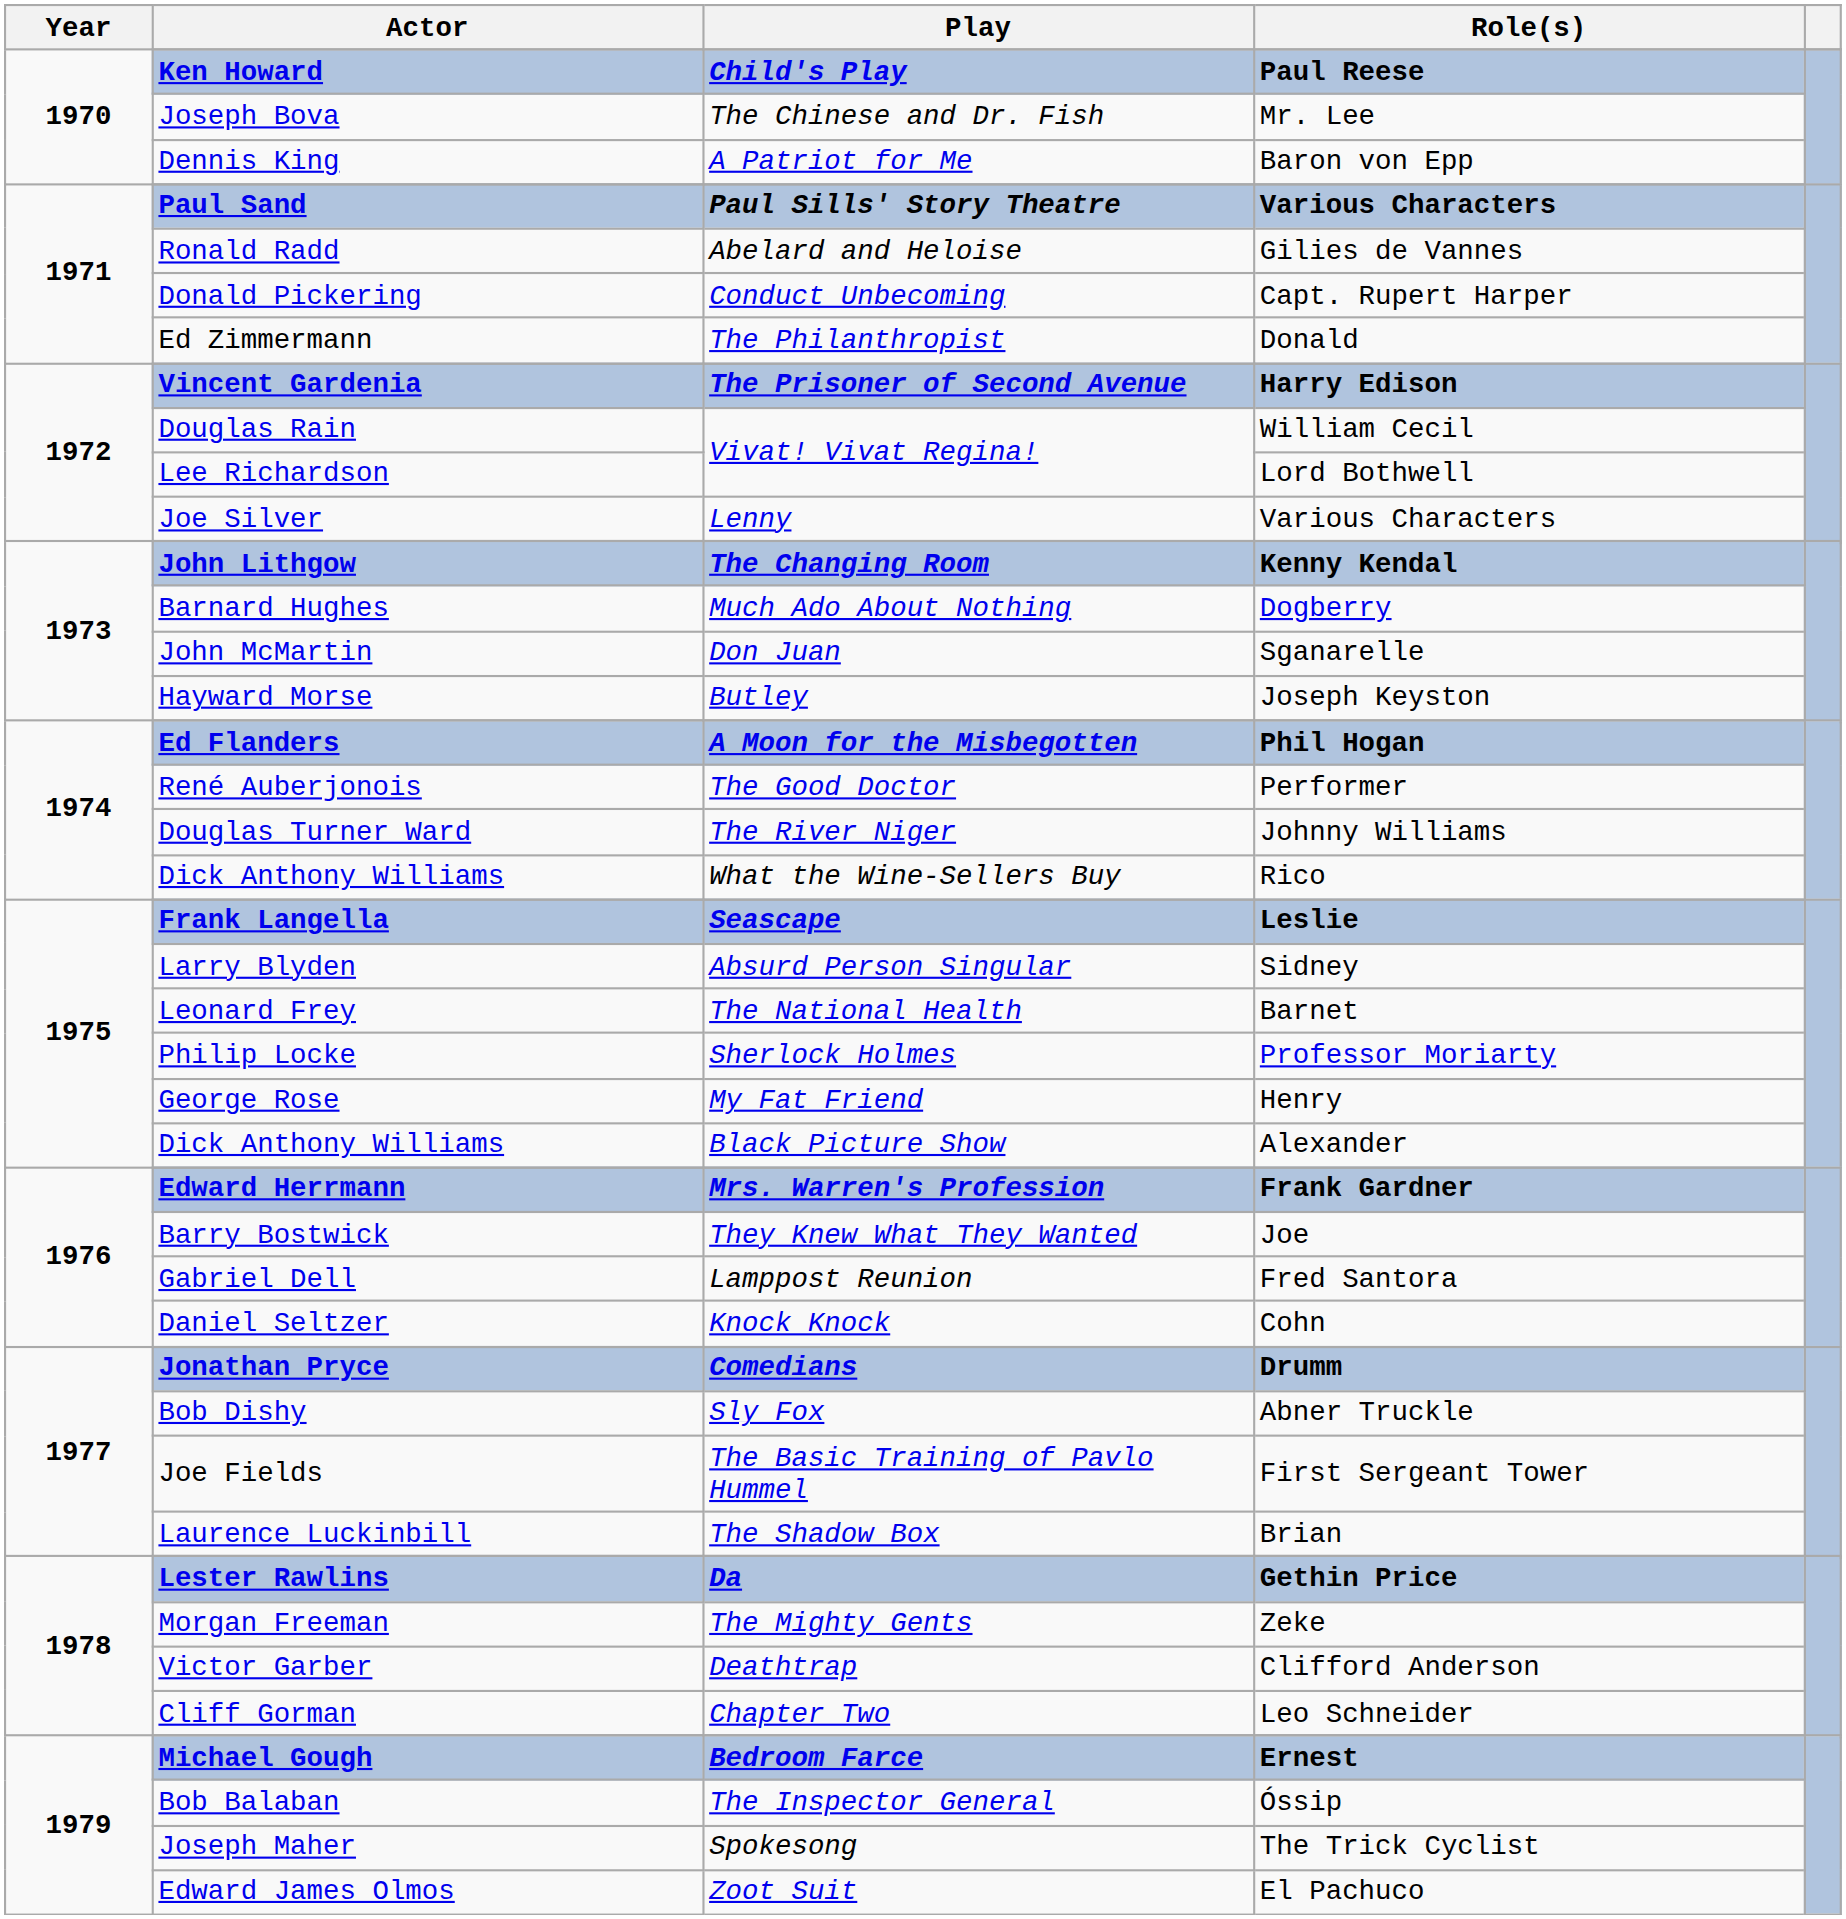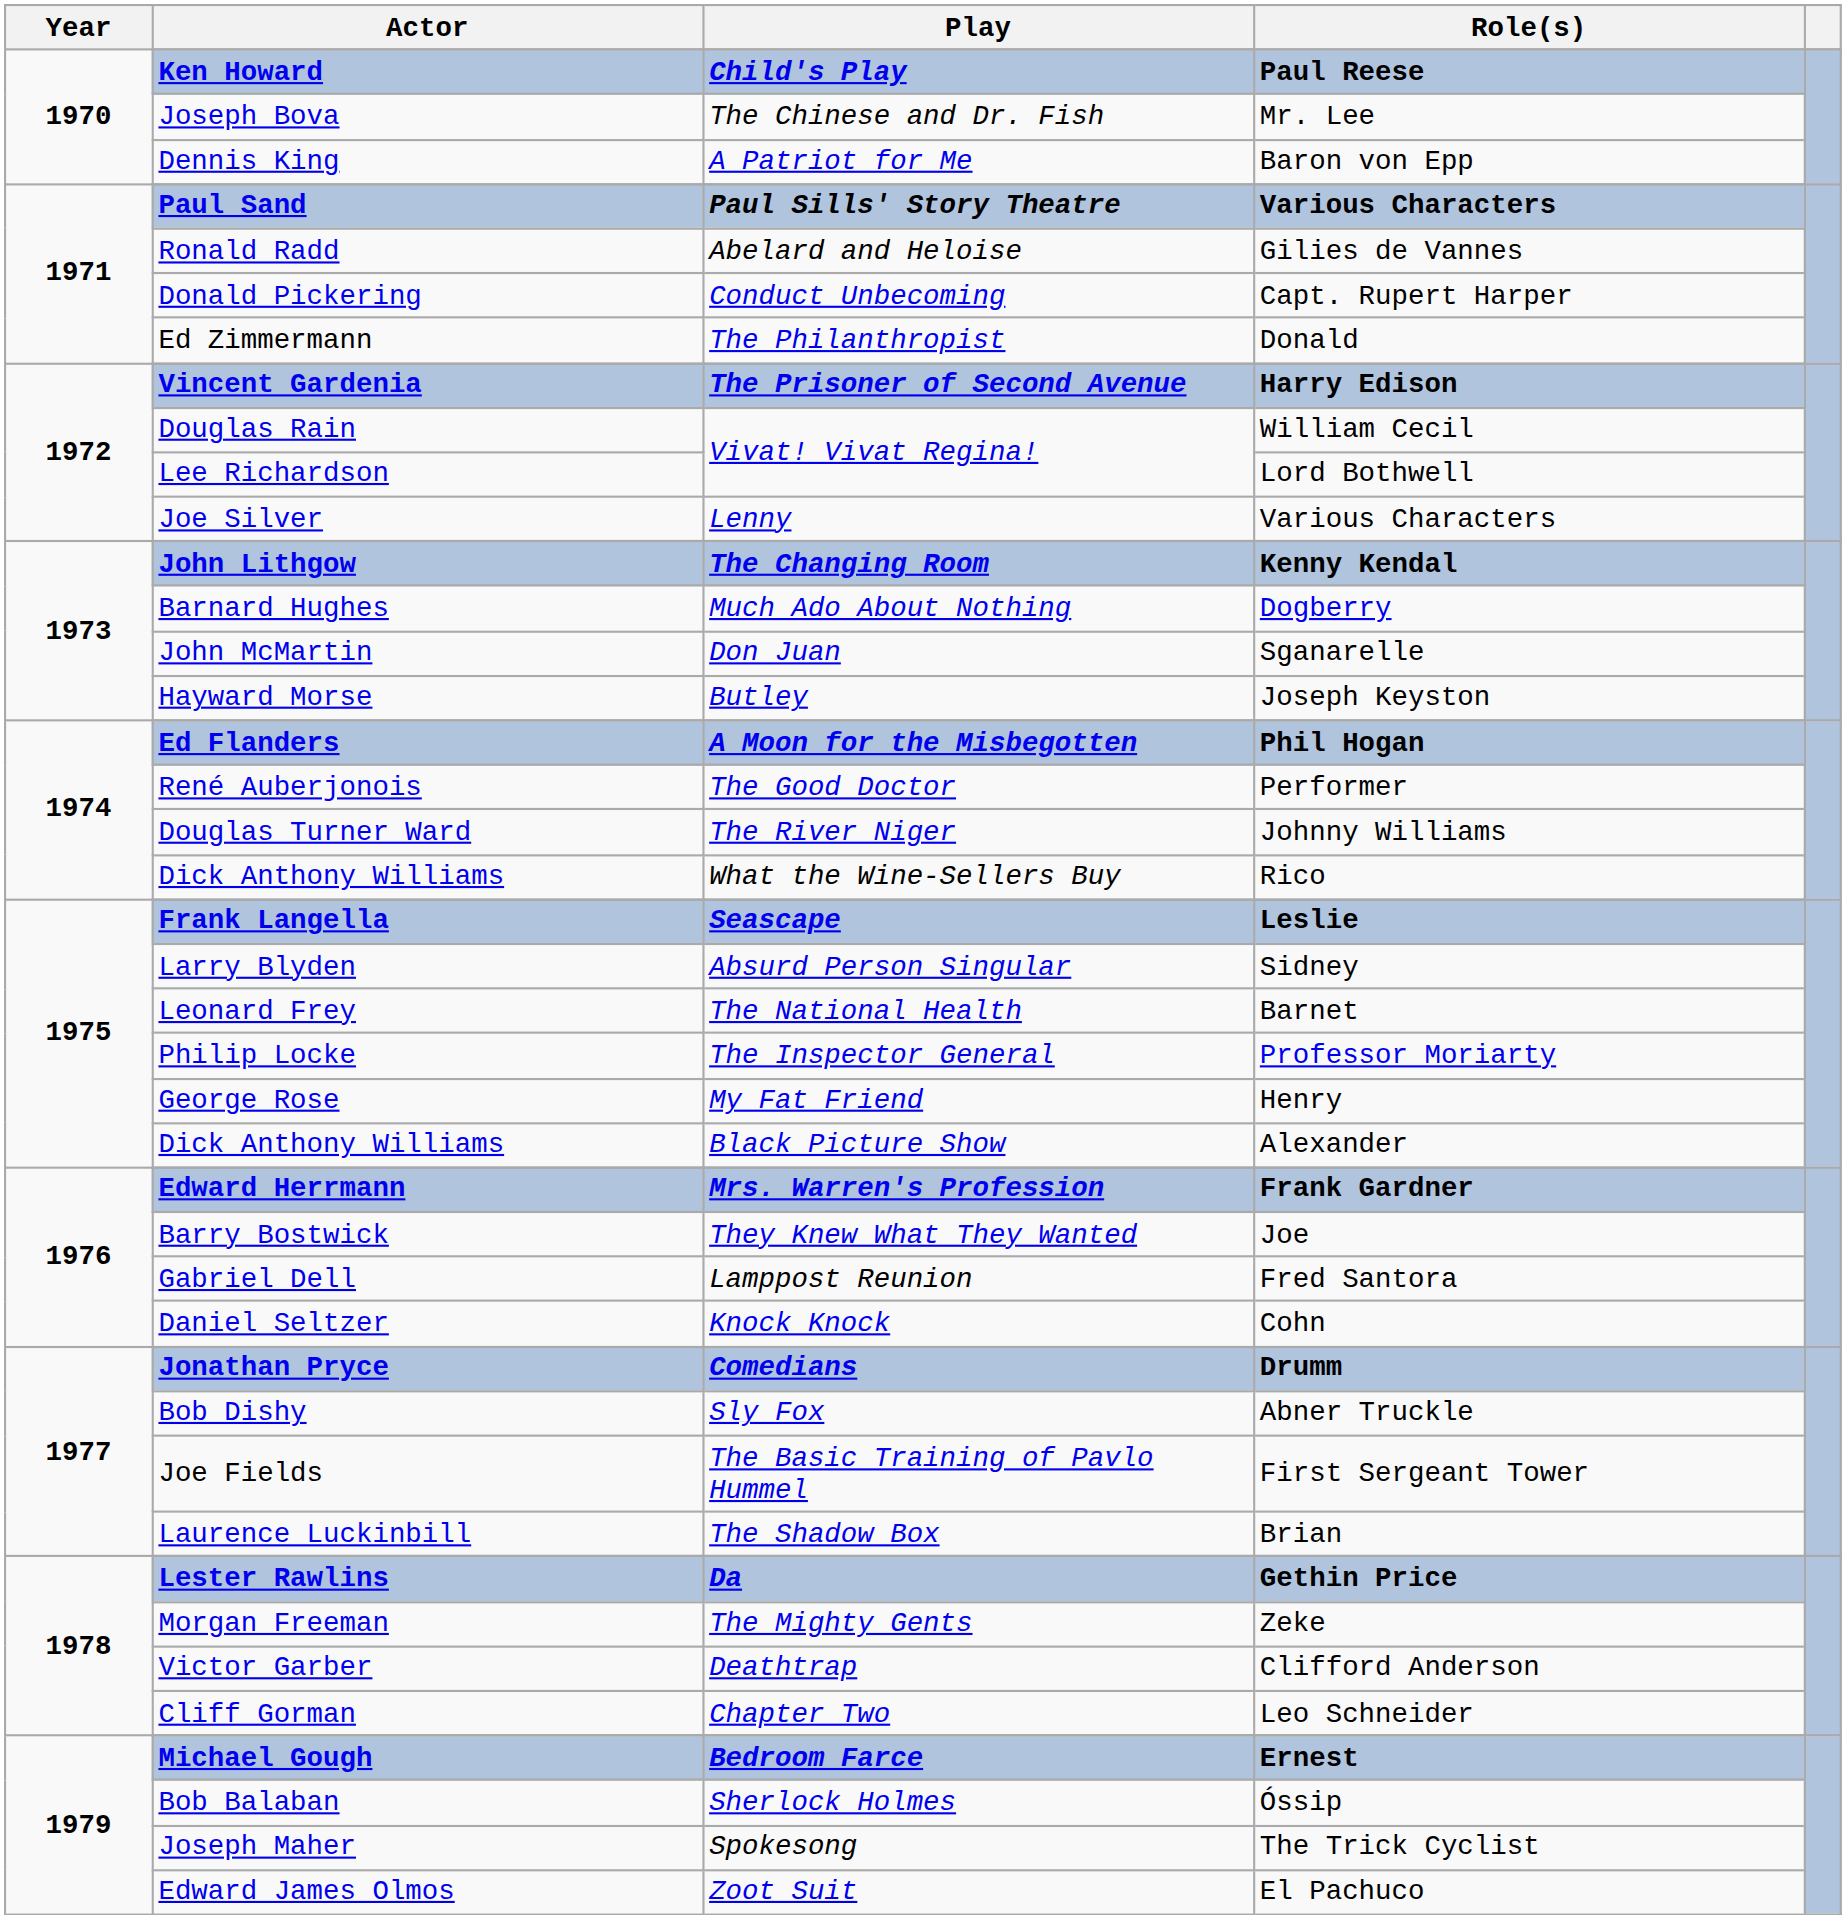(833, 1056) Sherlock Holmes -> (882, 1056) The Inspector General
(882, 1803) The Inspector General -> (833, 1803) Sherlock Holmes
